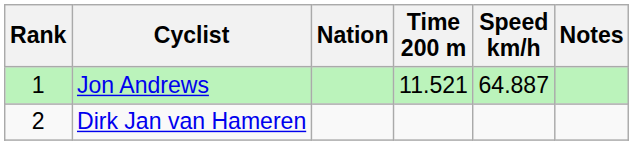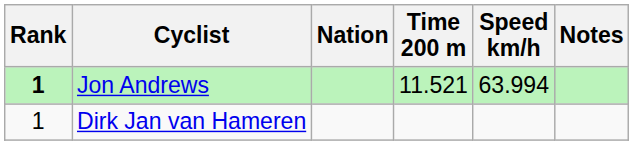(38, 85) normal -> (38, 85) bold
(514, 85) 64.887 -> (514, 85) 63.994
(38, 121) 2 -> (38, 121) 1
